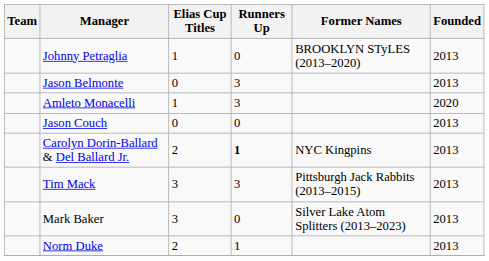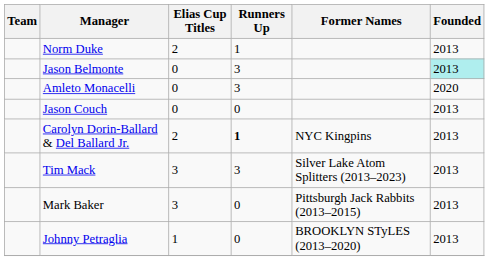rows swapped: (73, 245) <-> (85, 55)
(446, 83) no background -> (446, 68) paleturquoise background
(175, 103) 1 -> (175, 88) 0
(355, 184) Pittsburgh Jack Rabbits (2013–2015) -> (350, 170) Silver Lake Atom Splitters (2013–2023)
(350, 218) Silver Lake Atom Splitters (2013–2023) -> (355, 204) Pittsburgh Jack Rabbits (2013–2015)
